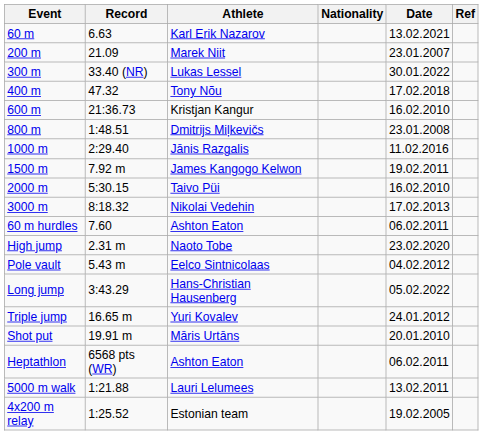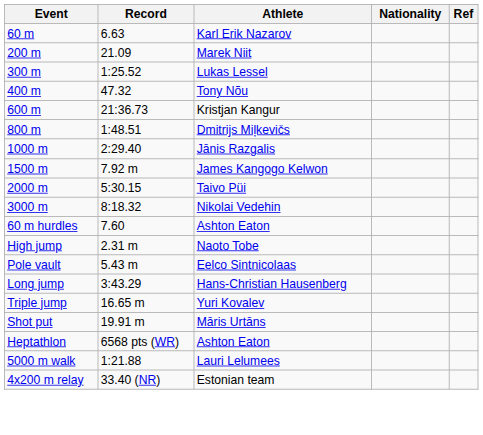- column: (419, 14)
(118, 72) 33.40 (NR) -> (121, 72) 1:25.52
(108, 414) 1:25.52 -> (131, 380) 33.40 (NR)
